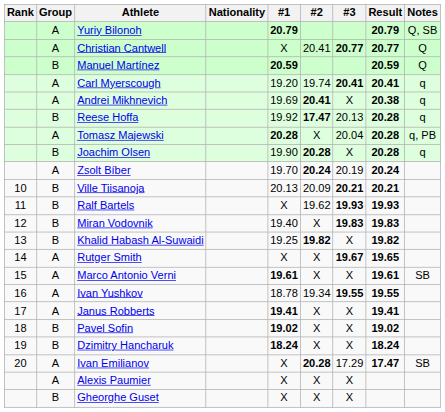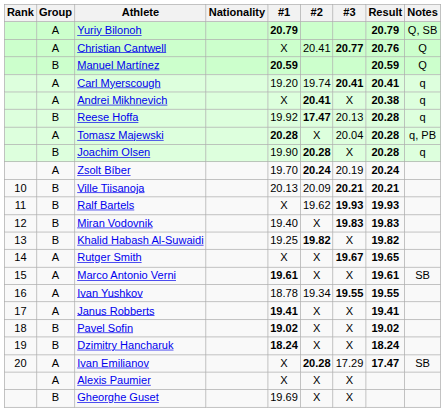(385, 48) 20.77 -> (385, 48) 20.76
(284, 100) 19.69 -> (284, 100) X
(284, 398) X -> (284, 398) 19.69
